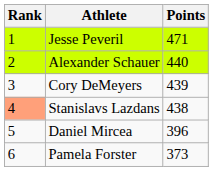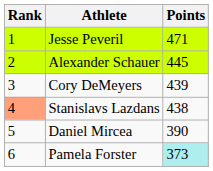(177, 62) 440 -> (177, 62) 445
(177, 131) 396 -> (177, 131) 390
(177, 154) no background -> (177, 154) paleturquoise background
